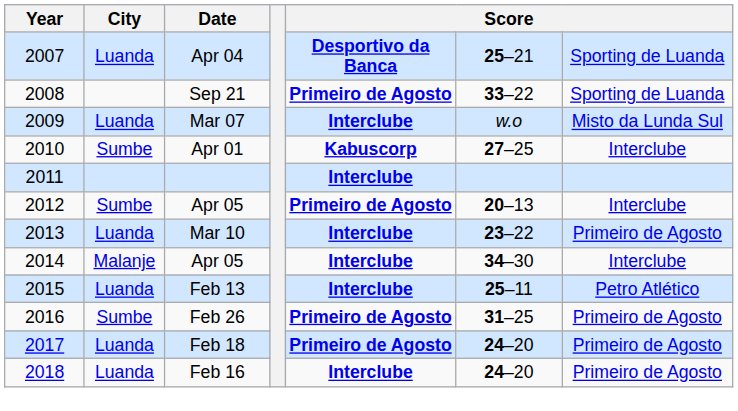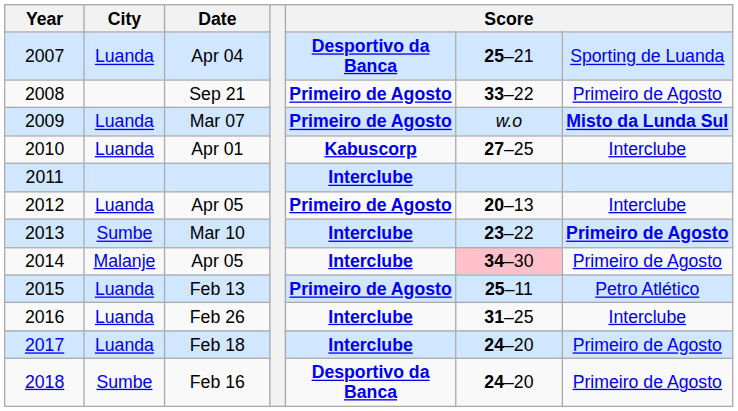(647, 93) Sporting de Luanda -> (647, 93) Primeiro de Agosto
(371, 121) Interclube -> (371, 121) Primeiro de Agosto
(647, 121) normal -> (647, 121) bold
(124, 149) Sumbe -> (124, 149) Luanda
(124, 205) Sumbe -> (124, 205) Luanda
(124, 233) Luanda -> (124, 233) Sumbe
(647, 233) normal -> (647, 233) bold
(509, 261) no background -> (509, 261) pink background
(647, 261) Interclube -> (647, 261) Primeiro de Agosto
(371, 288) Interclube -> (371, 288) Primeiro de Agosto
(124, 316) Sumbe -> (124, 316) Luanda
(371, 316) Primeiro de Agosto -> (371, 316) Interclube
(647, 316) Primeiro de Agosto -> (647, 316) Interclube
(371, 344) Primeiro de Agosto -> (371, 344) Interclube
(124, 372) Luanda -> (124, 382) Sumbe
(371, 372) Interclube -> (371, 382) Desportivo da Banca
